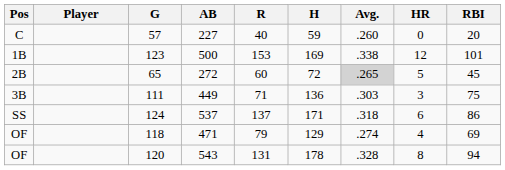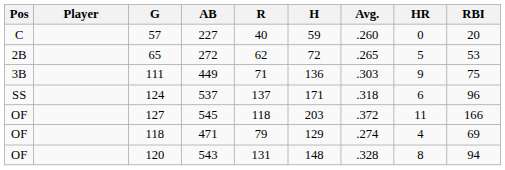- row: (155, 54)
(261, 74) 60 -> (261, 54) 62
(367, 74) lightgrey background -> (367, 54) no background
(474, 74) 45 -> (474, 54) 53
(420, 94) 3 -> (420, 74) 9
(474, 114) 86 -> (474, 94) 96
+ row: (155, 114)
(314, 154) 178 -> (314, 154) 148
